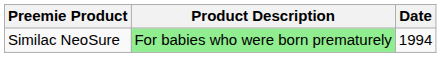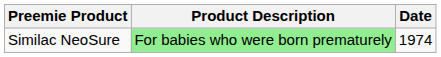(416, 40) 1994 -> (416, 40) 1974
